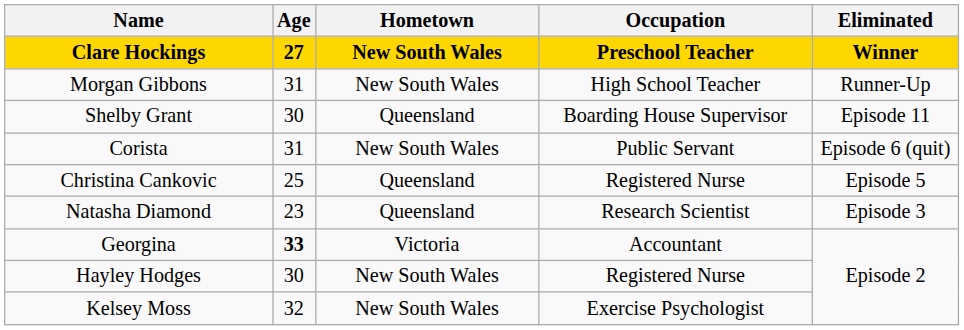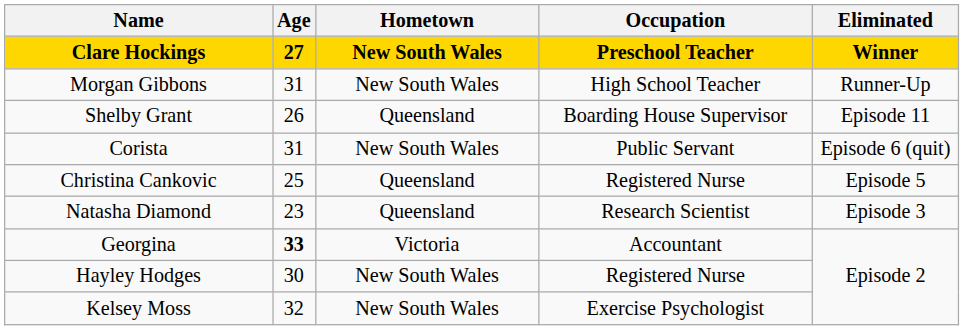(294, 116) 30 -> (294, 116) 26
